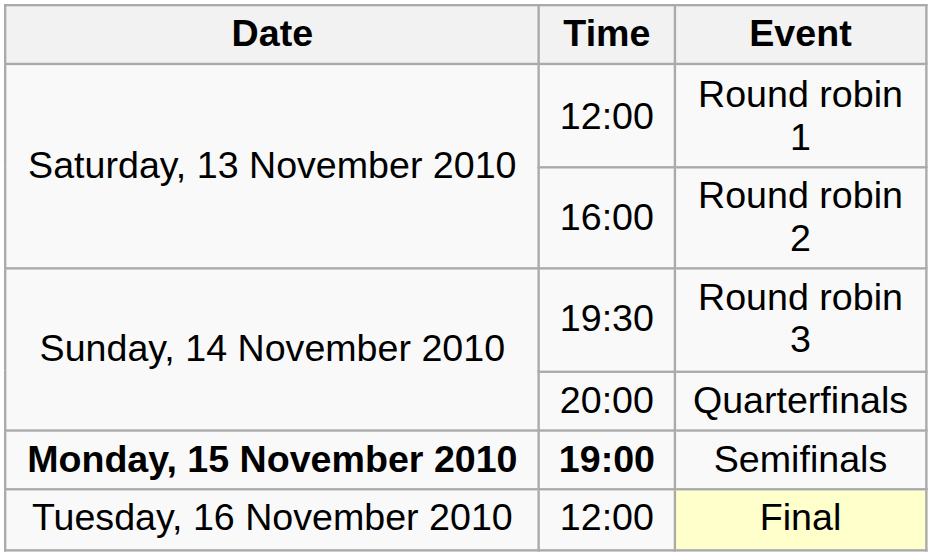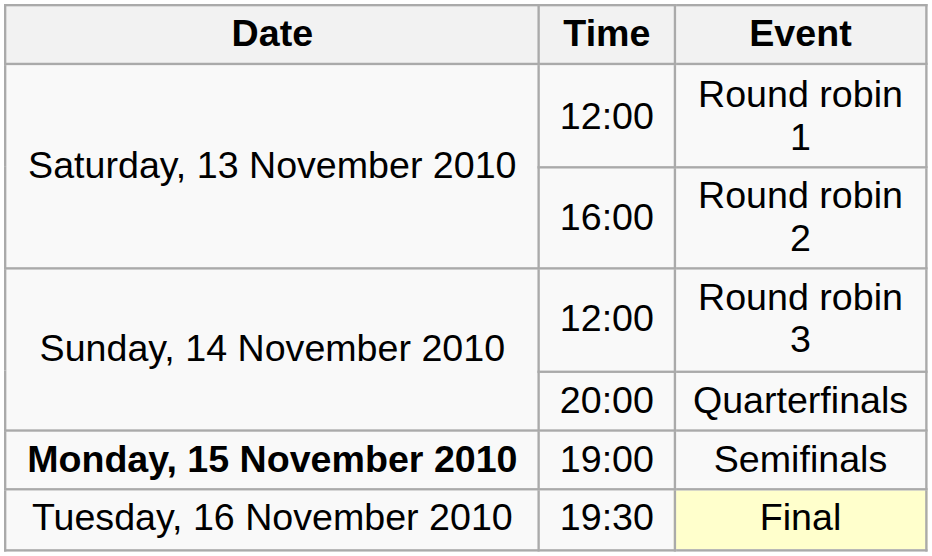(607, 318) 19:30 -> (607, 318) 12:00
(607, 459) bold -> (607, 459) normal
(607, 519) 12:00 -> (607, 519) 19:30
